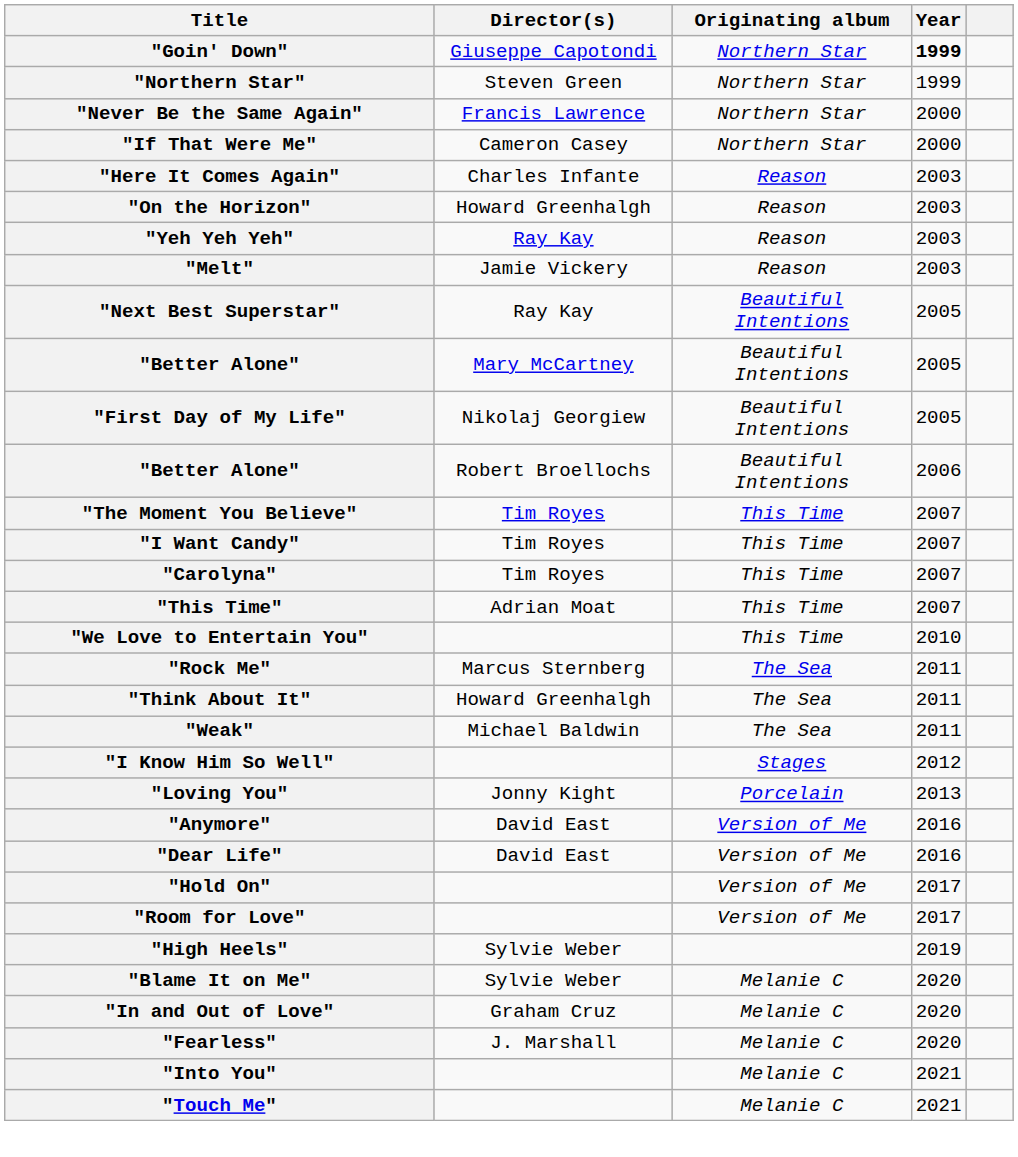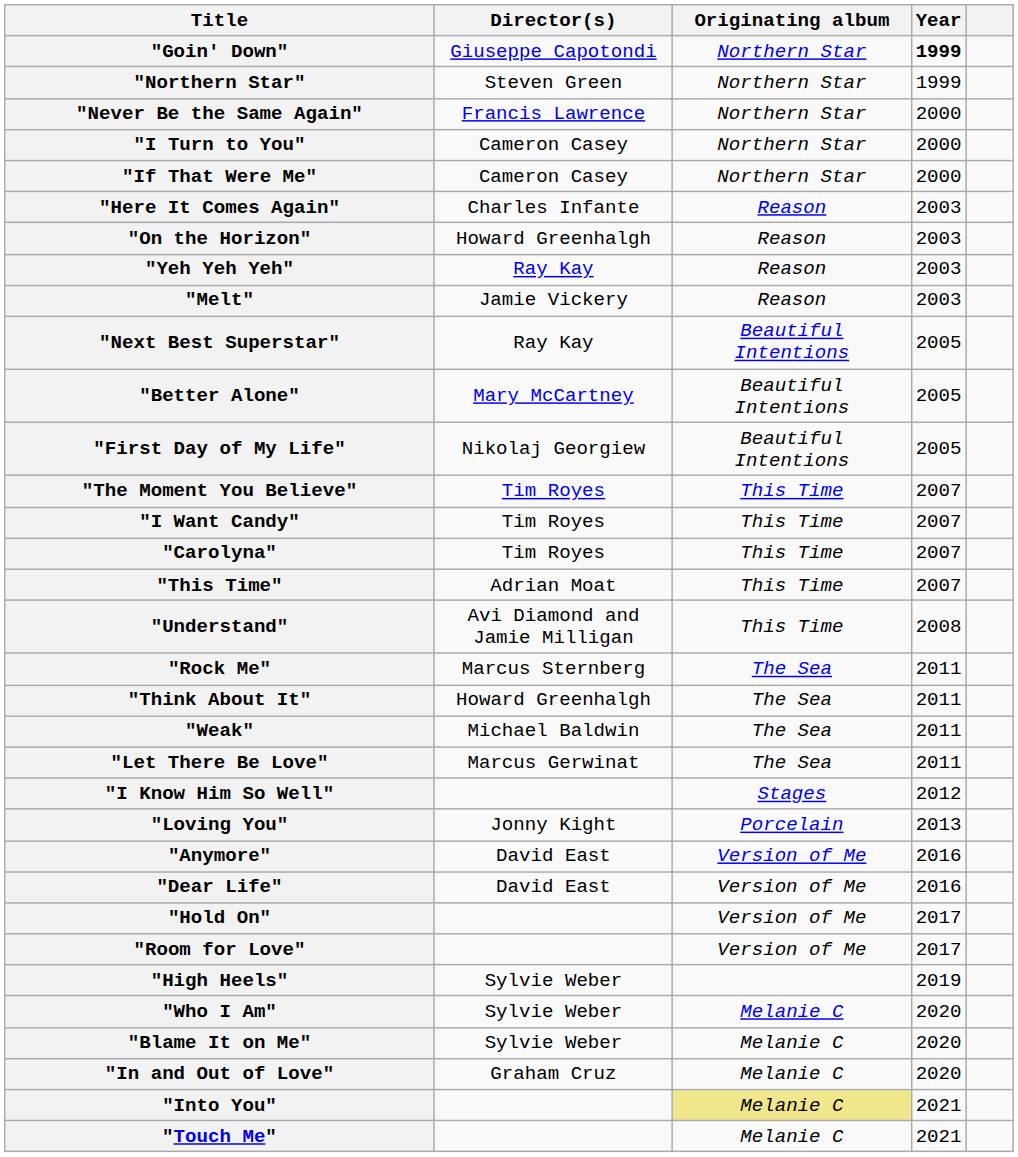+ row: (219, 145)
- row: (219, 471)
+ row: (219, 627)
- row: (219, 638)
+ row: (219, 763)
+ row: (219, 1012)
- row: (219, 1043)
(792, 1074) no background -> (792, 1105) khaki background
